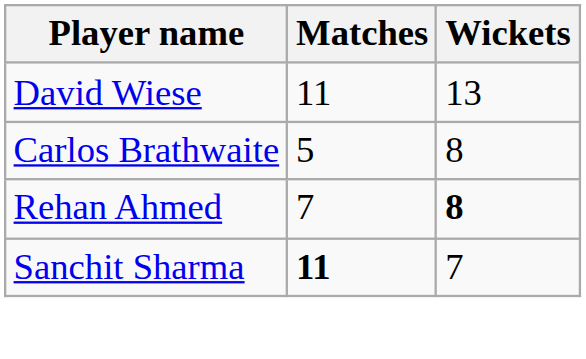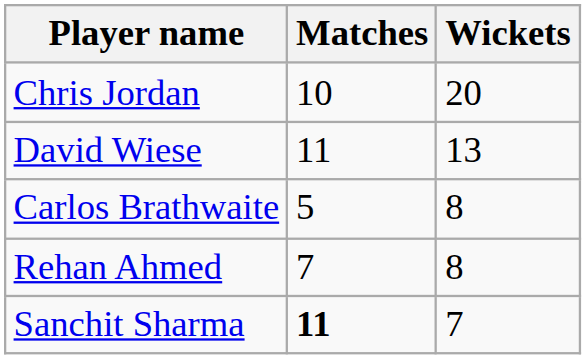+ row: (107, 91)
(454, 207) bold -> (454, 265) normal
